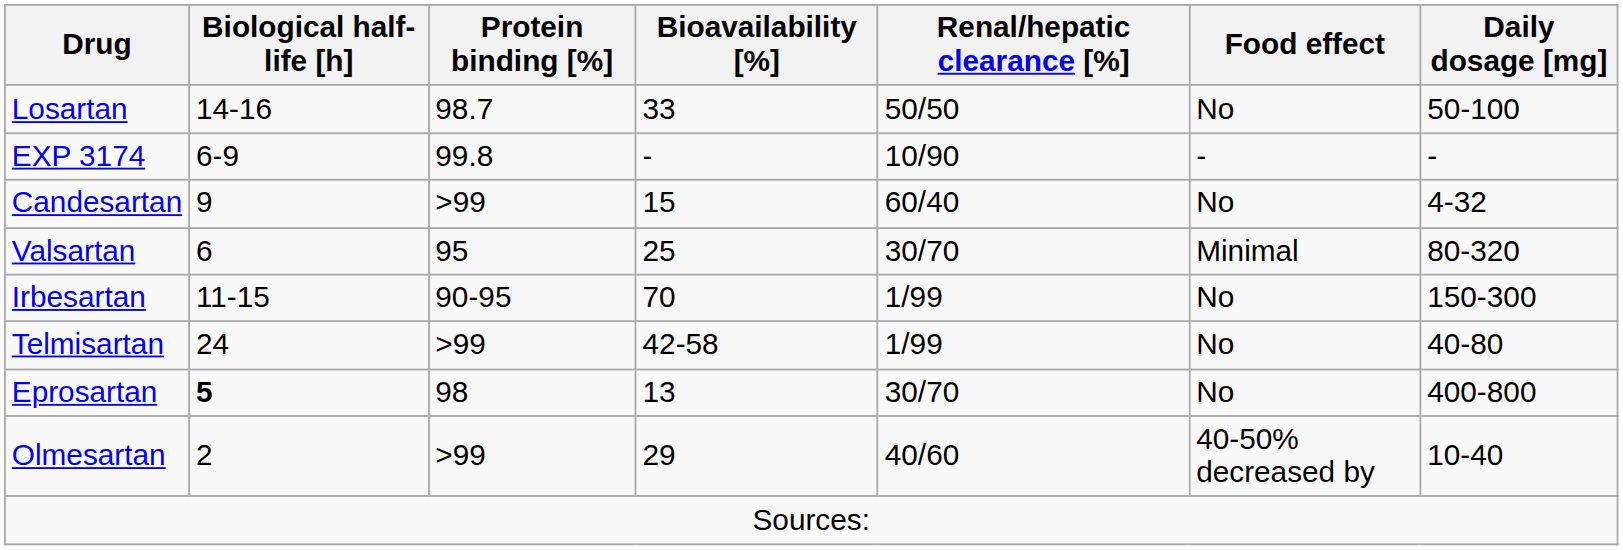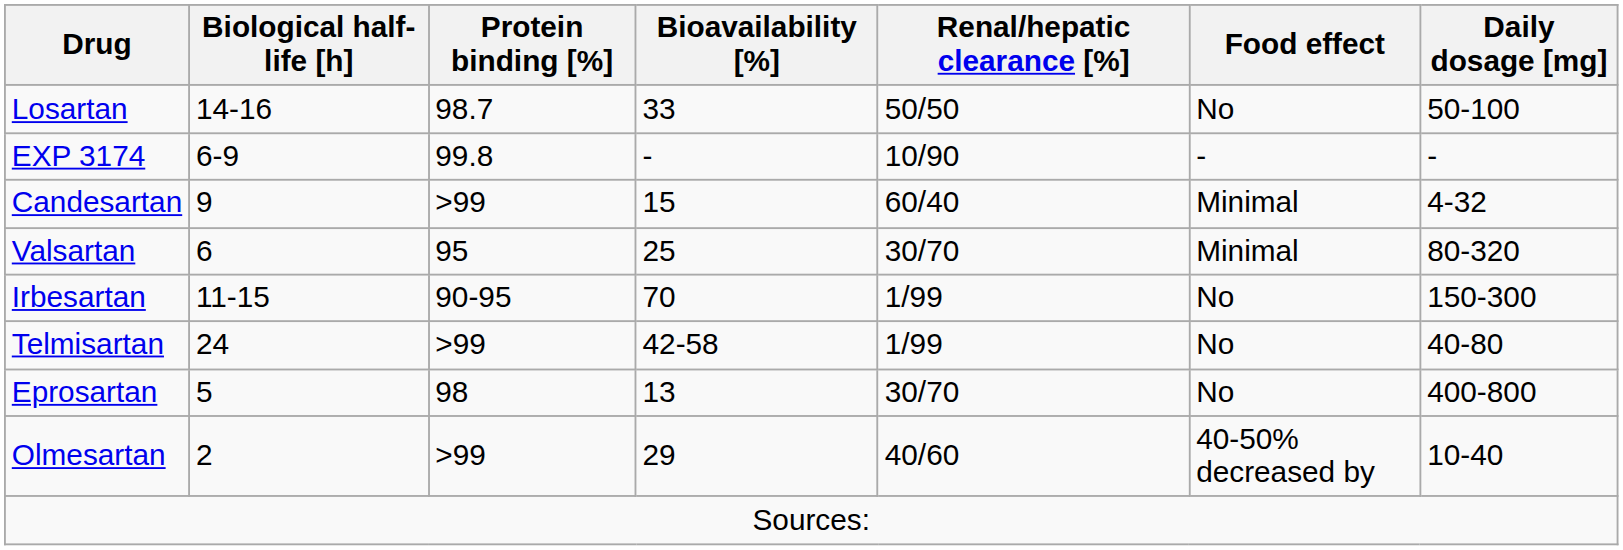(1215, 203) No -> (1247, 203) Minimal
(204, 391) bold -> (204, 391) normal
